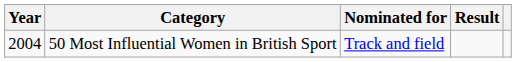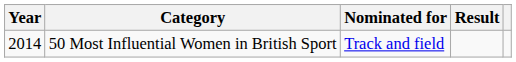(25, 43) 2004 -> (25, 43) 2014
